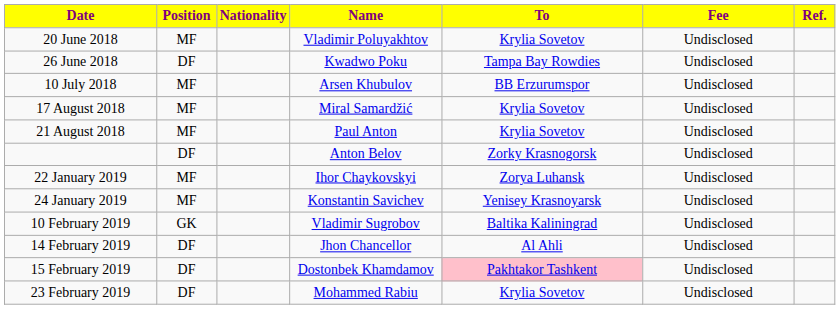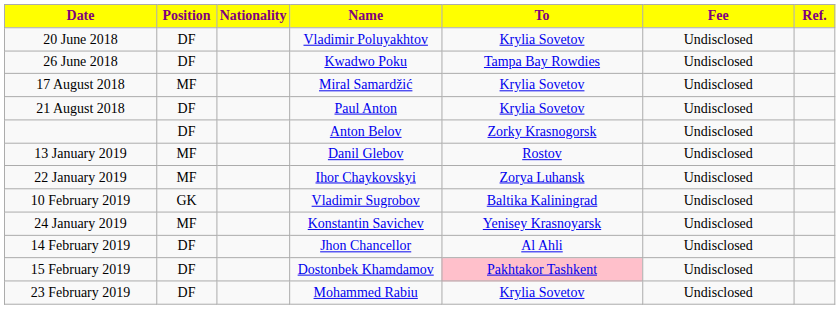(186, 39) MF -> (186, 39) DF
- row: (81, 85)
(186, 131) MF -> (186, 108) DF
+ row: (81, 154)
rows swapped: (81, 200) <-> (81, 223)
